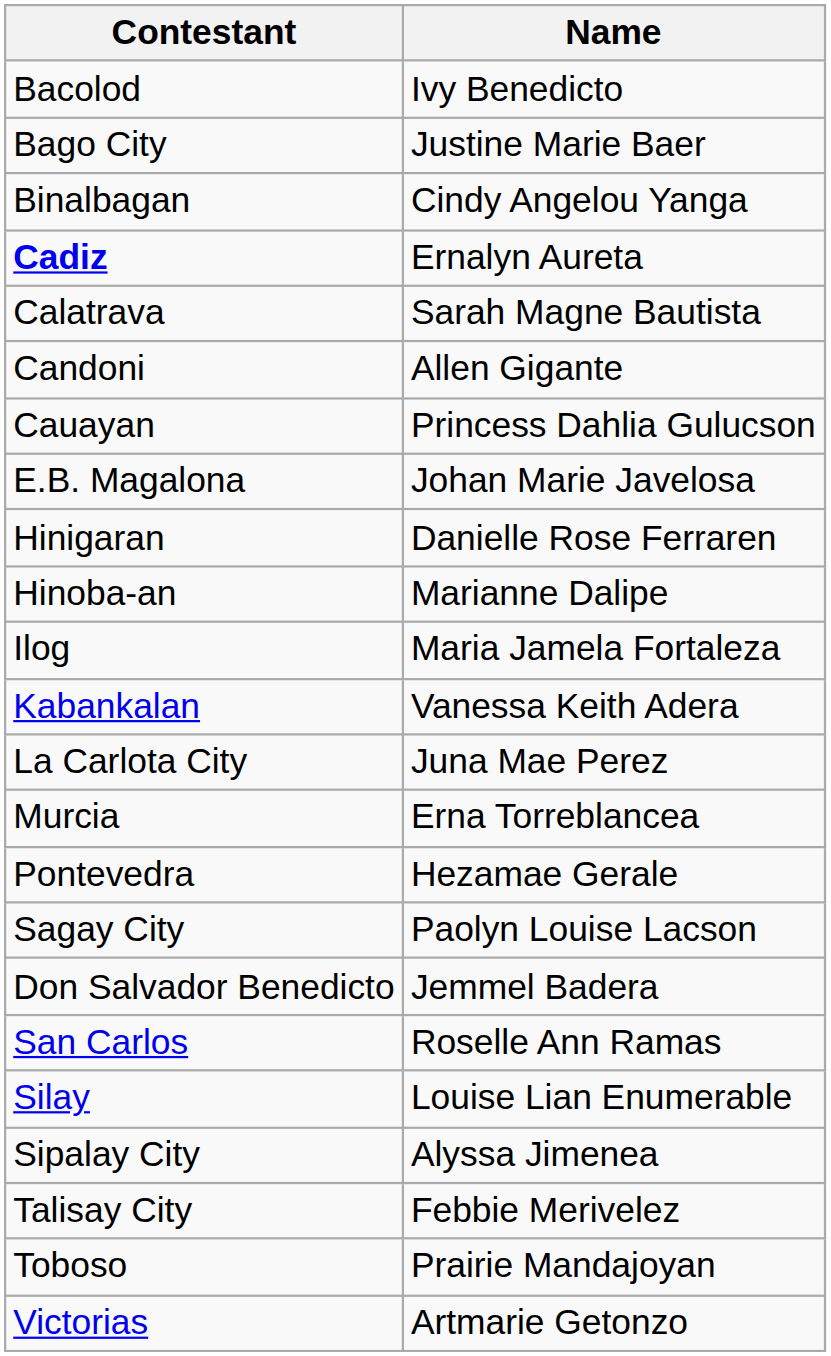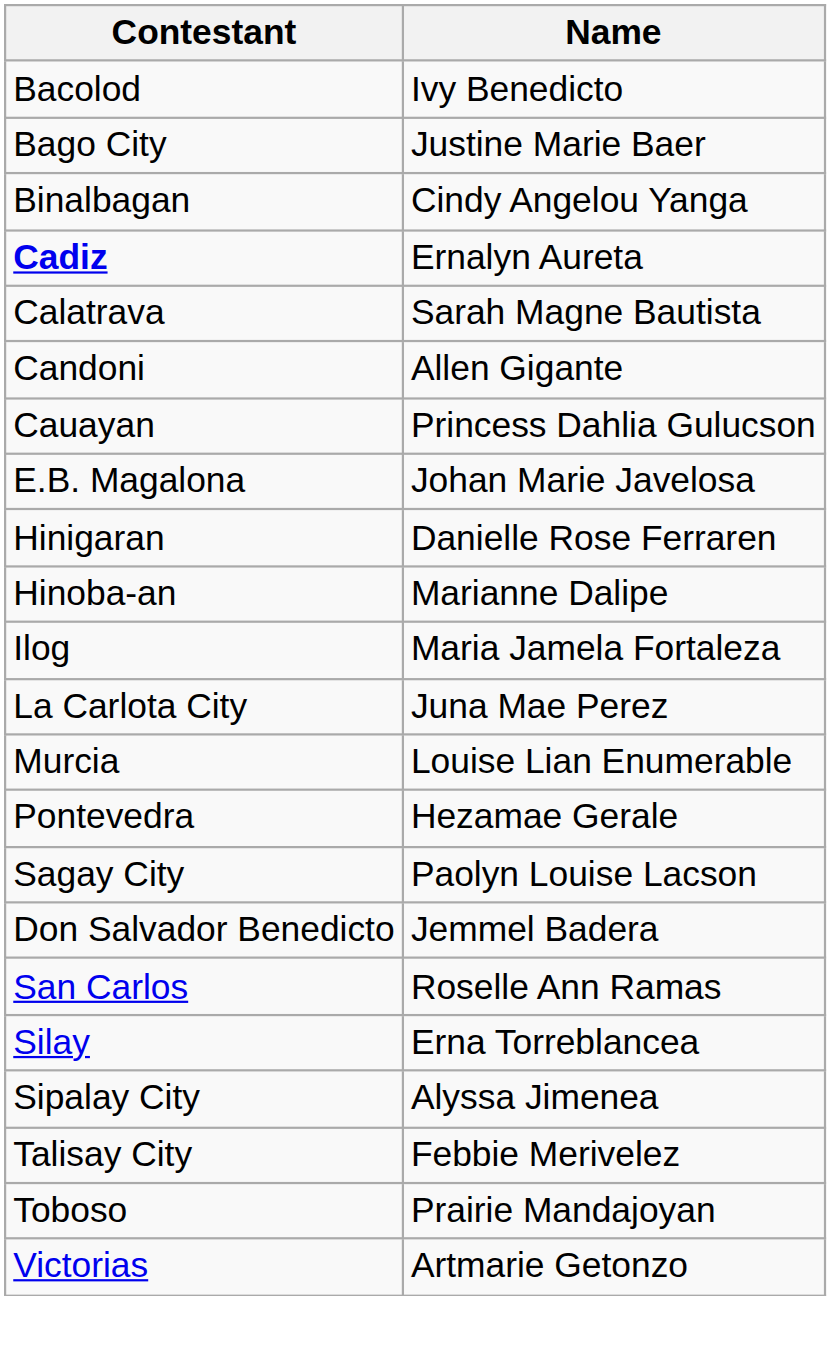- row: (107, 705)
(555, 817) Erna Torreblancea -> (602, 761) Louise Lian Enumerable
(602, 1098) Louise Lian Enumerable -> (555, 1041) Erna Torreblancea
